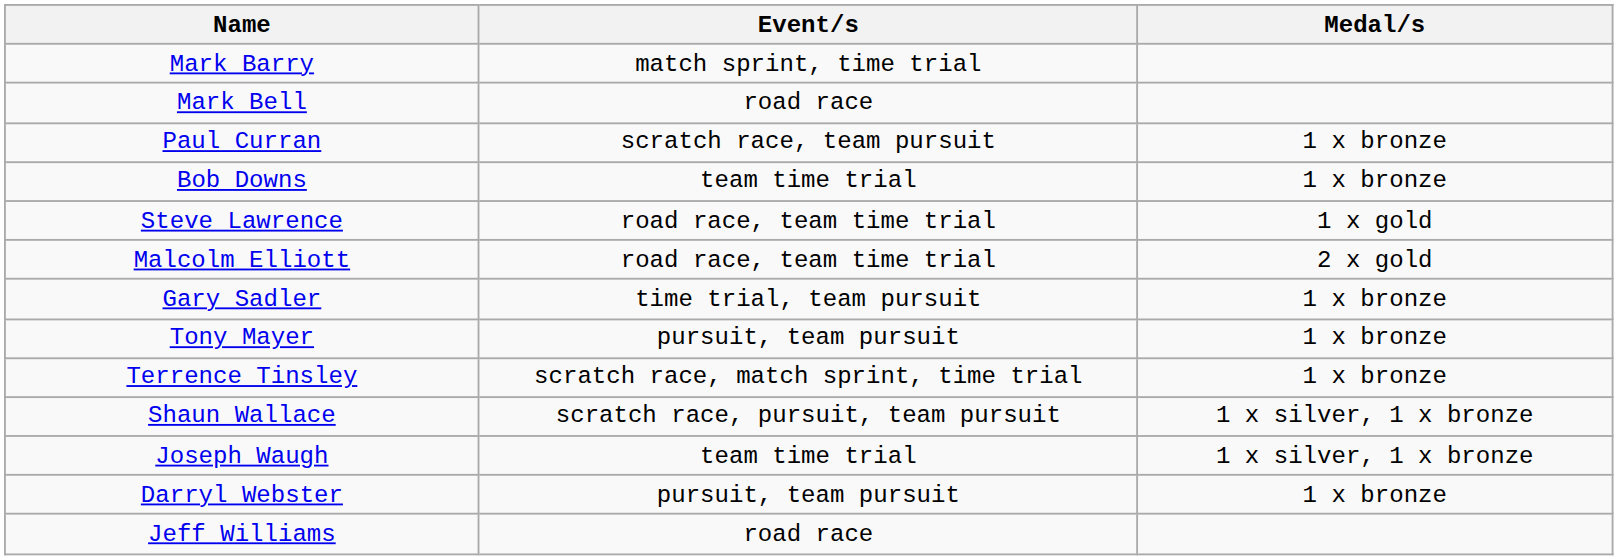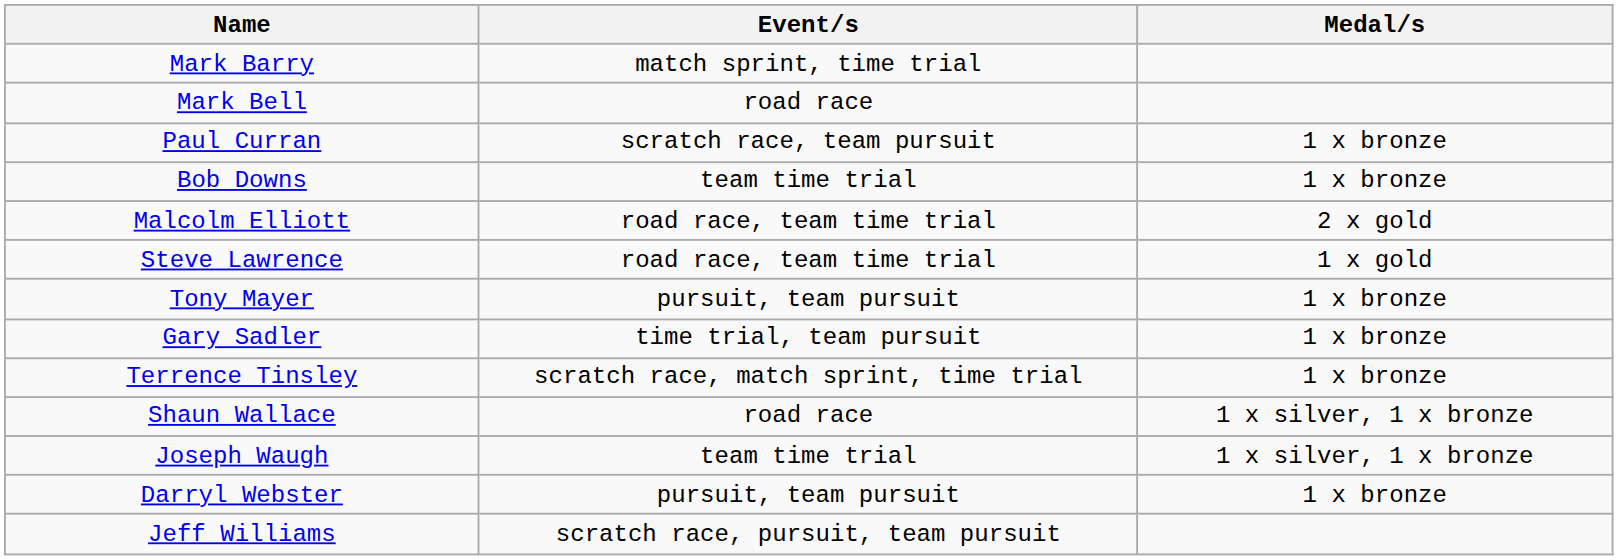rows swapped: (242, 260) <-> (242, 221)
rows swapped: (242, 338) <-> (242, 299)
(808, 416) scratch race, pursuit, team pursuit -> (808, 416) road race
(808, 534) road race -> (808, 534) scratch race, pursuit, team pursuit
